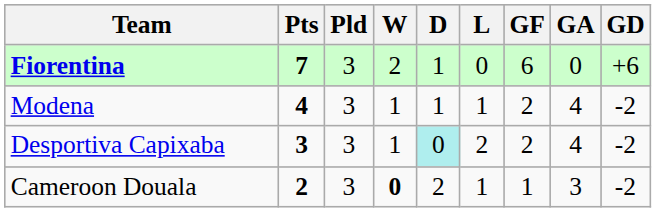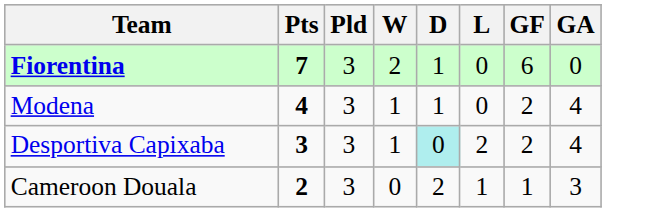- column: (625, 24)
(482, 105) 1 -> (482, 105) 0
(395, 186) bold -> (395, 186) normal
